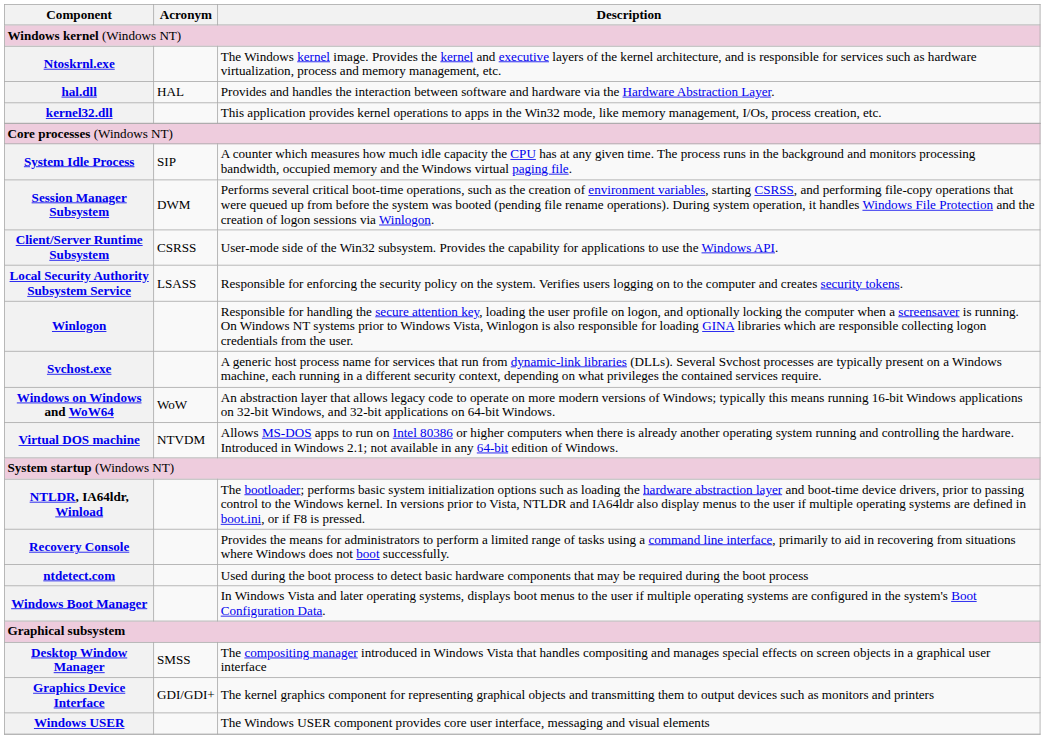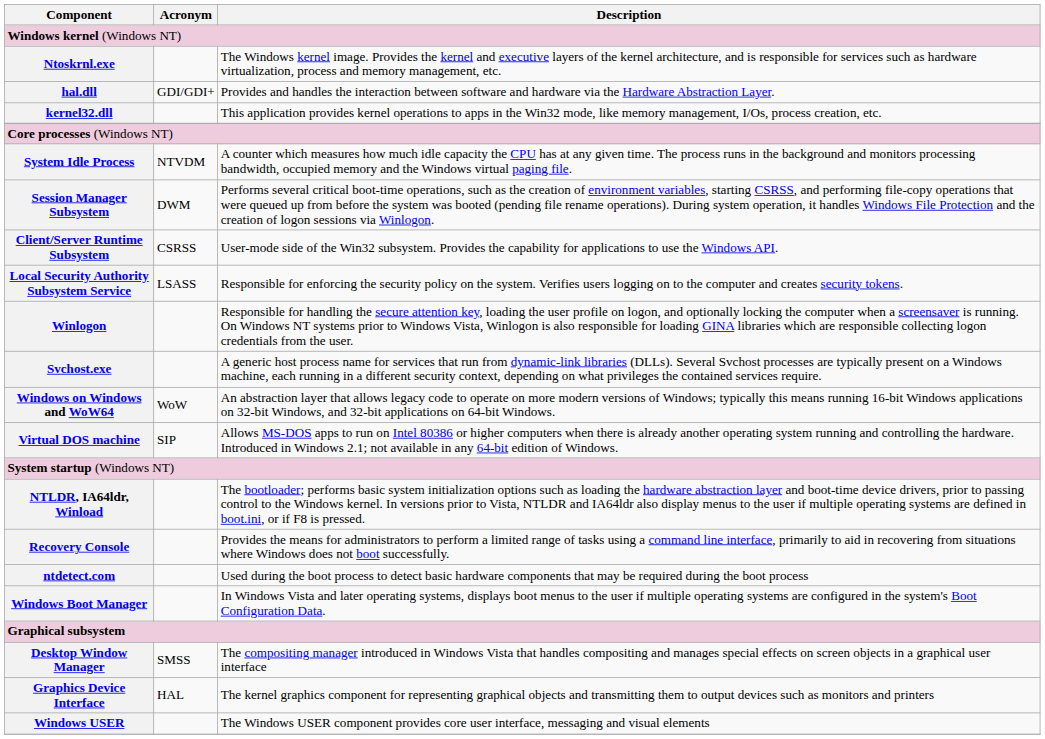(170, 92) HAL -> (186, 92) GDI/GDI+
(166, 161) SIP -> (181, 161) NTVDM
(181, 440) NTVDM -> (166, 440) SIP
(186, 695) GDI/GDI+ -> (170, 695) HAL
